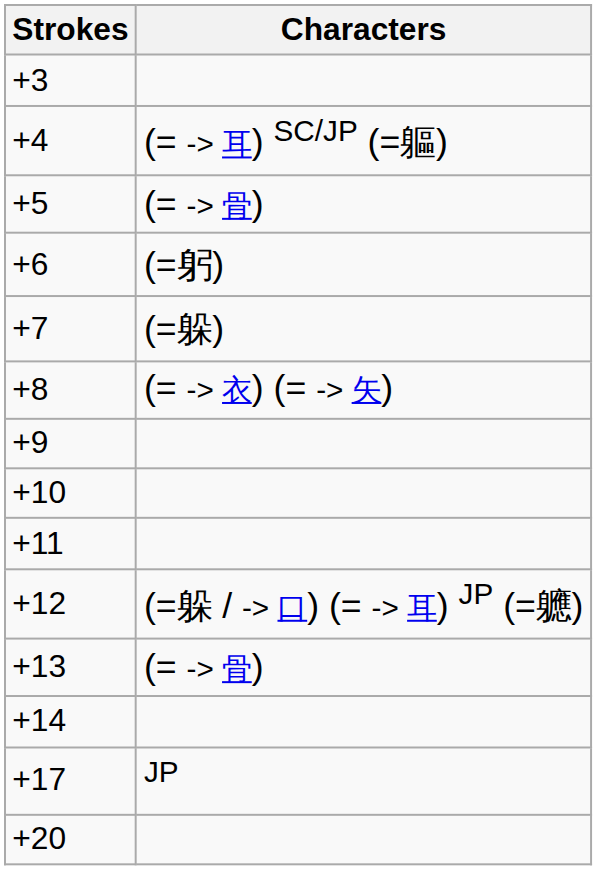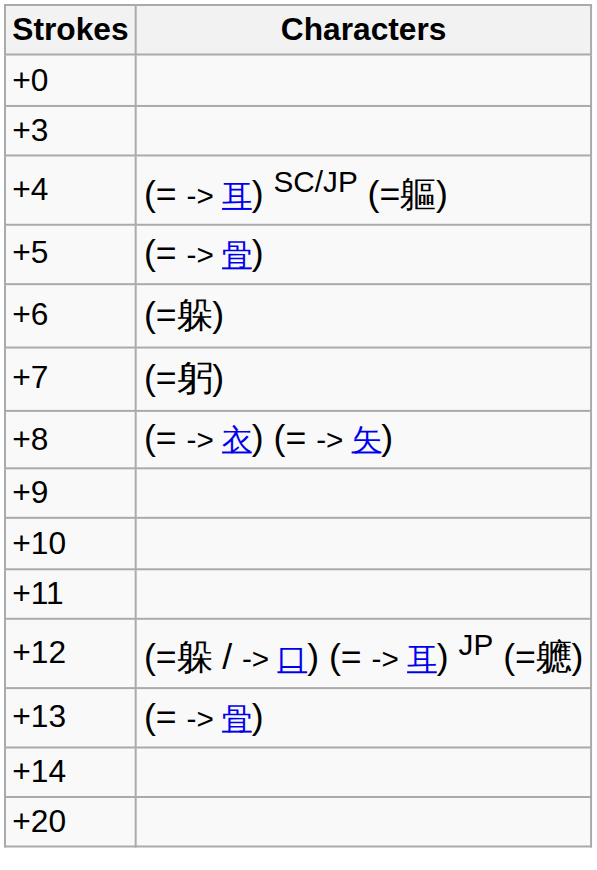+ row: (30, 79)
(184, 265) (=躬) -> (184, 315) (=躲)
(184, 329) (=躲) -> (184, 379) (=躬)
- row: (39, 779)
